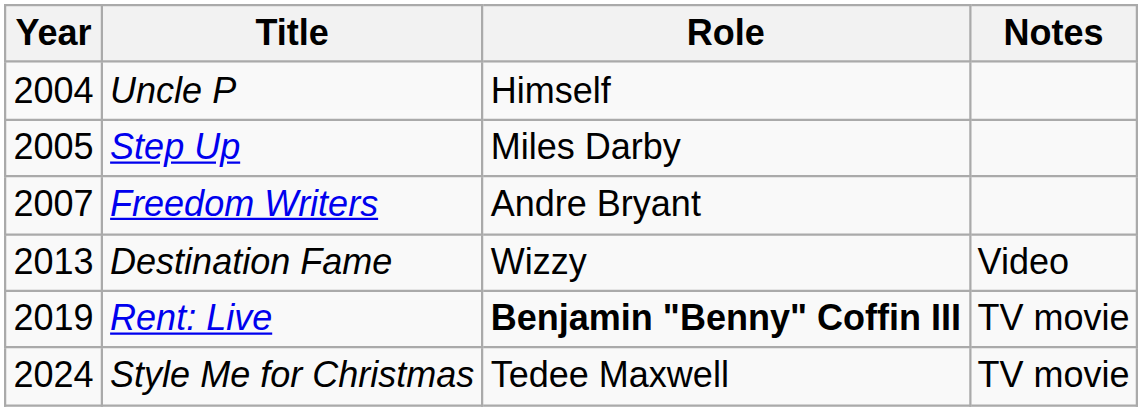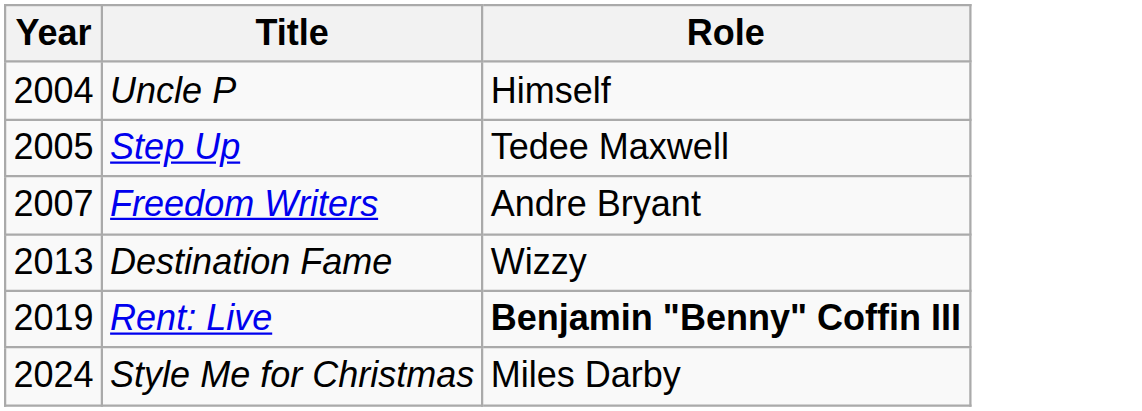- column: (1054, 33)
(586, 147) Miles Darby -> (610, 147) Tedee Maxwell
(610, 375) Tedee Maxwell -> (586, 375) Miles Darby
